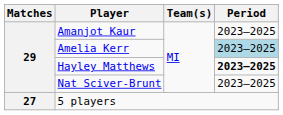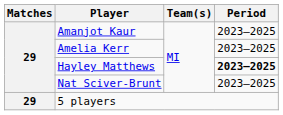(247, 48) lightblue background -> (247, 48) no background
(30, 101) 27 -> (30, 101) 29
